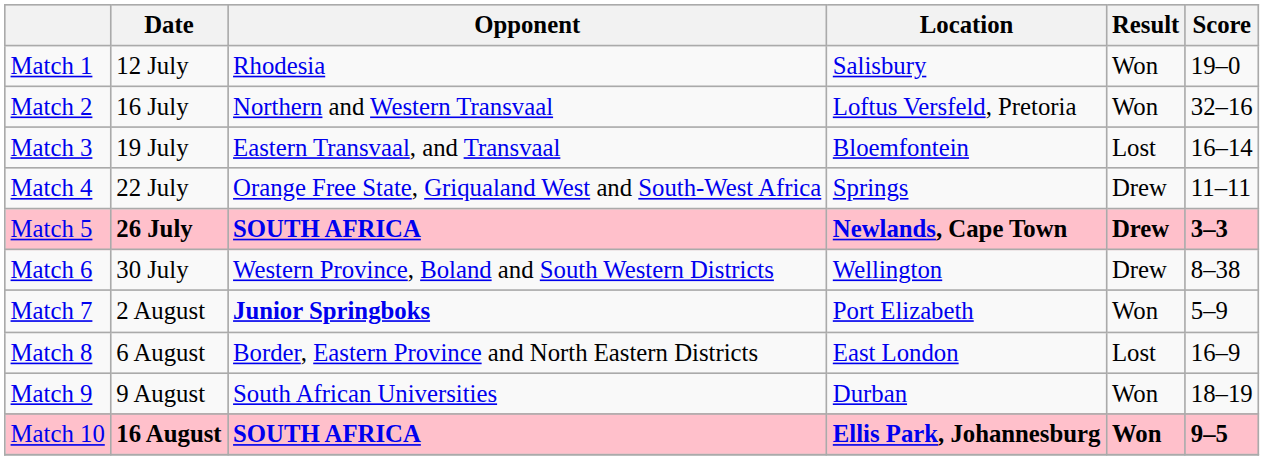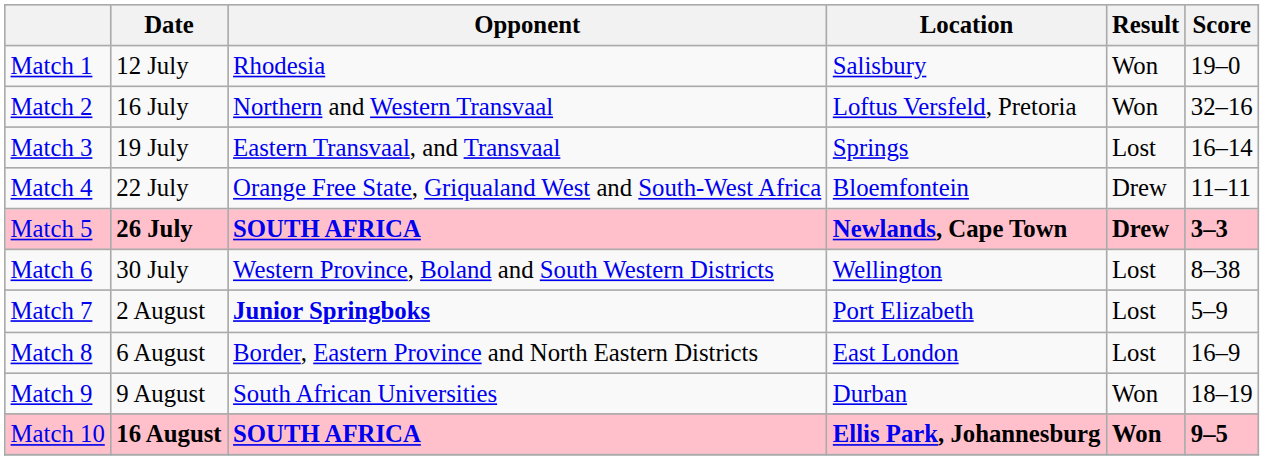(901, 147) Bloemfontein -> (871, 147) Springs
(871, 188) Springs -> (901, 188) Bloemfontein
(1139, 270) Drew -> (1134, 270) Lost
(1135, 311) Won -> (1134, 311) Lost
